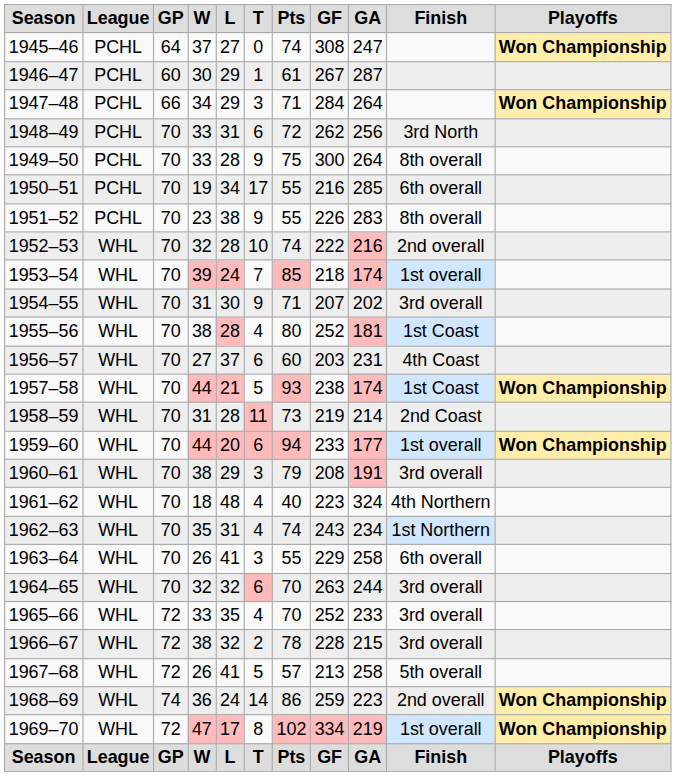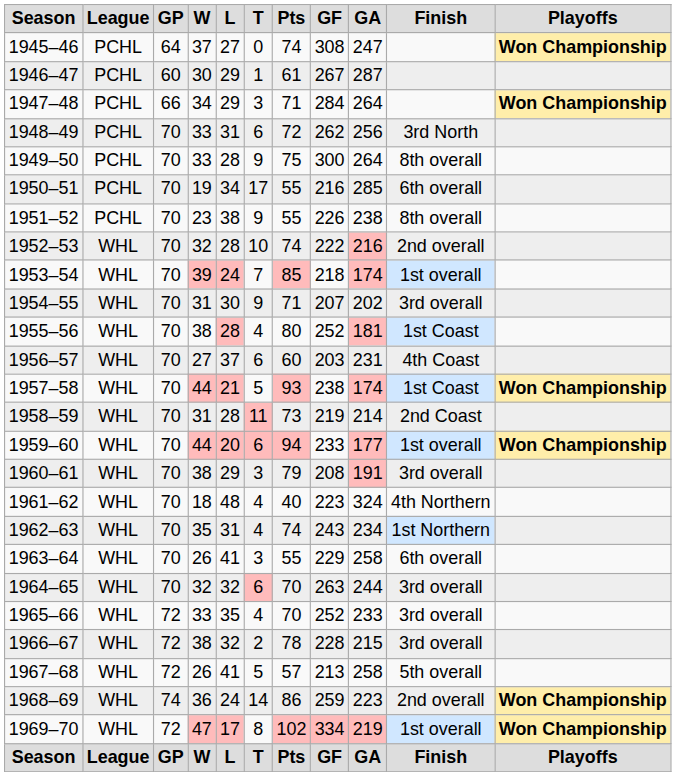(368, 217) 283 -> (368, 217) 238
